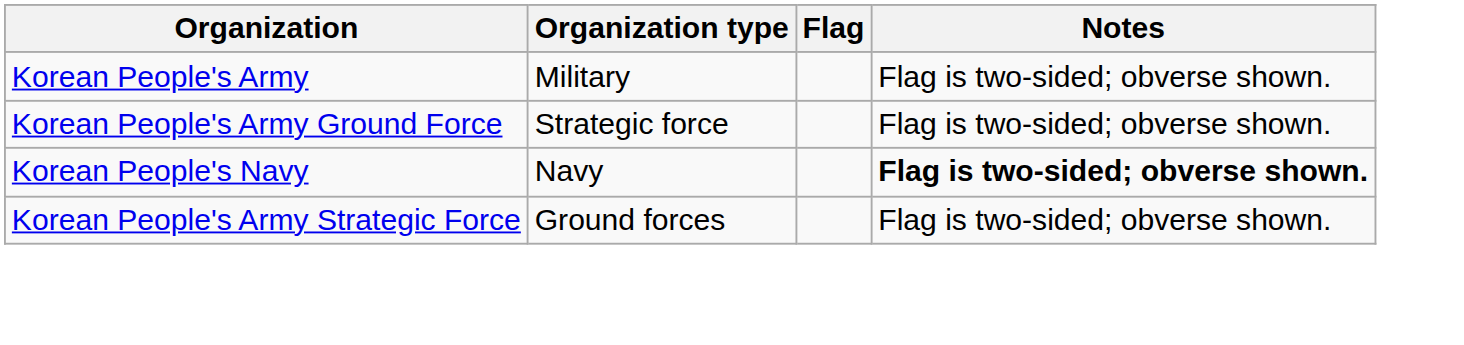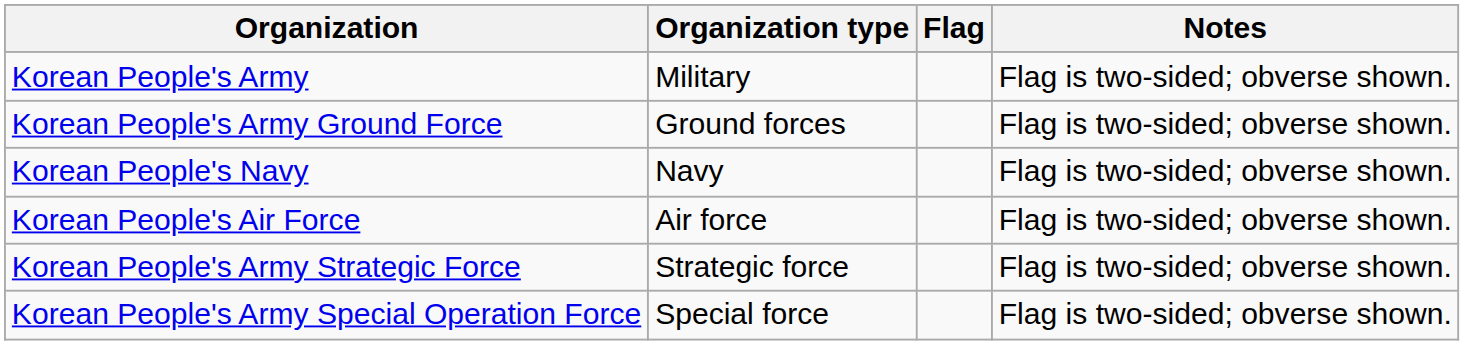(632, 123) Strategic force -> (750, 123) Ground forces
(1123, 171) bold -> (1225, 171) normal
+ row: (186, 219)
(630, 219) Ground forces -> (752, 266) Strategic force
+ row: (327, 314)
